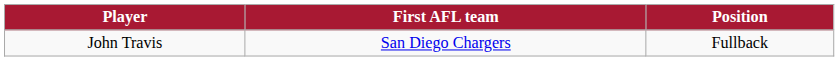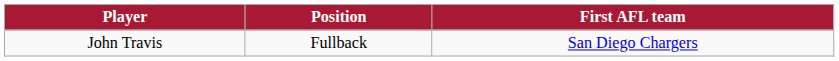columns swapped: (740, 17) <-> (446, 17)
